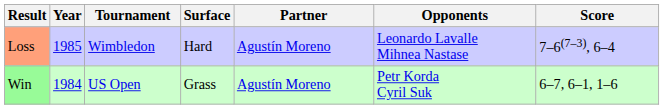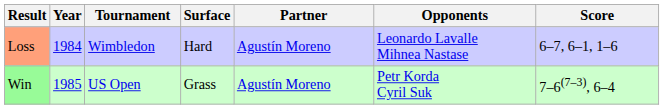(67, 46) 1985 -> (67, 46) 1984
(577, 46) 7–6(7–3), 6–4 -> (578, 46) 6–7, 6–1, 1–6
(67, 84) 1984 -> (67, 84) 1985
(578, 84) 6–7, 6–1, 1–6 -> (577, 84) 7–6(7–3), 6–4
